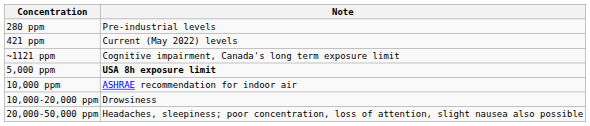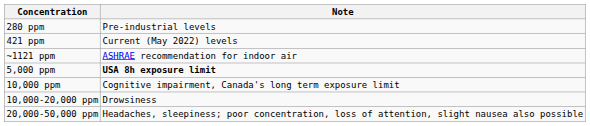(251, 56) Cognitive impairment, Canada's long term exposure limit -> (200, 56) ASHRAE recommendation for indoor air
(200, 85) ASHRAE recommendation for indoor air -> (251, 85) Cognitive impairment, Canada's long term exposure limit
